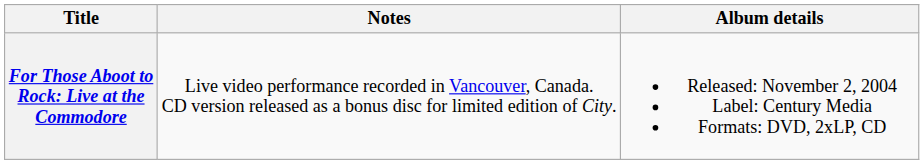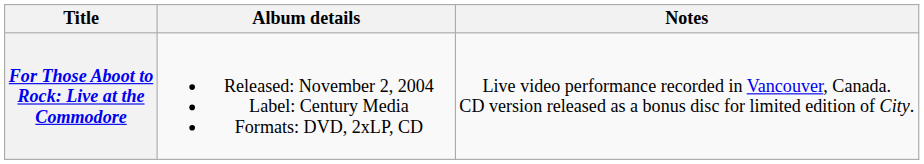columns swapped: (770, 18) <-> (389, 18)
